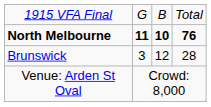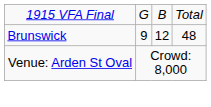- row: (59, 35)
(142, 55) 3 -> (144, 35) 9
(189, 55) 28 -> (189, 35) 48
